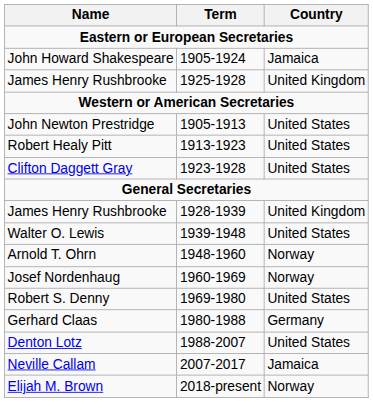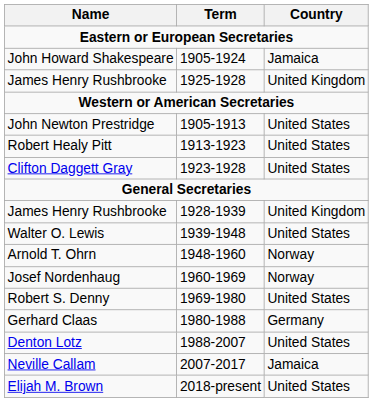(291, 386) Norway -> (309, 386) United States
